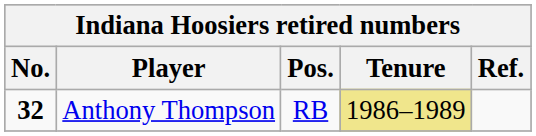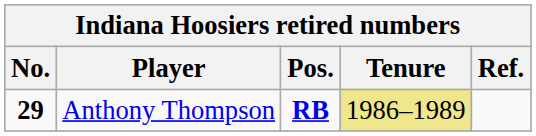(31, 109) 32 -> (31, 109) 29
(311, 109) normal -> (311, 109) bold
